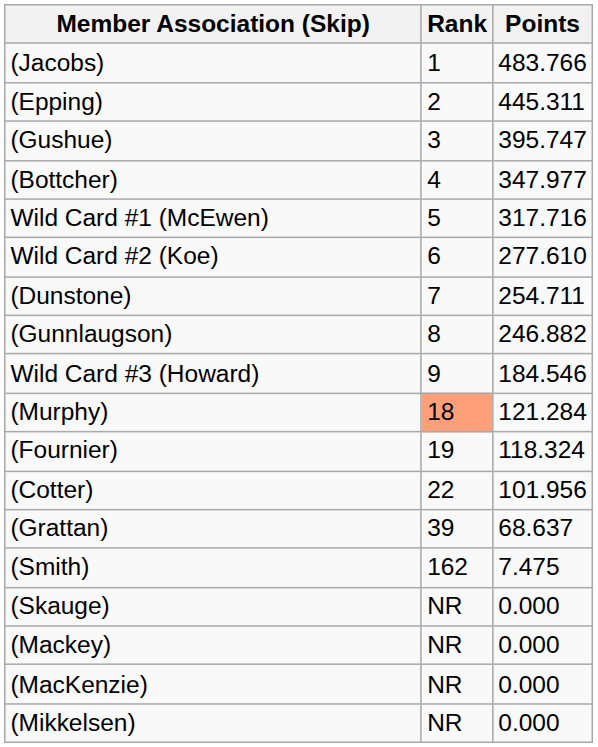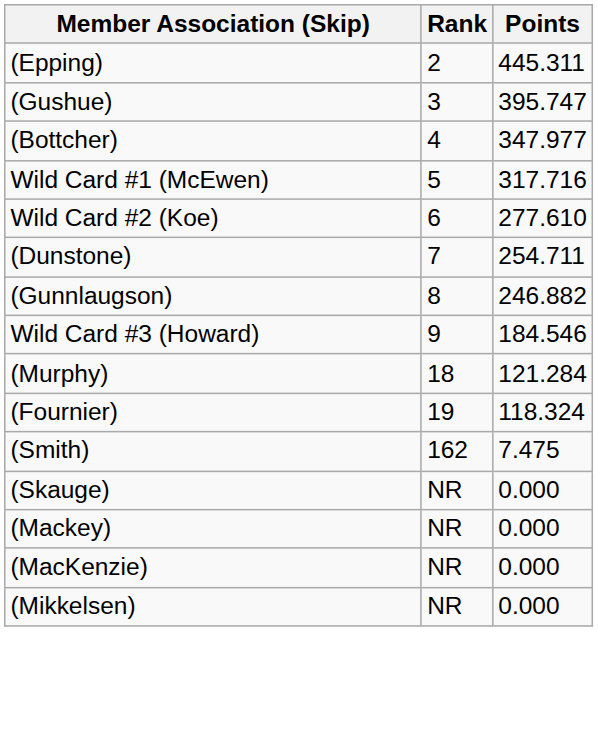- row: (57, 62)
(441, 412) lightsalmon background -> (441, 373) no background
- row: (52, 489)
- row: (59, 528)
